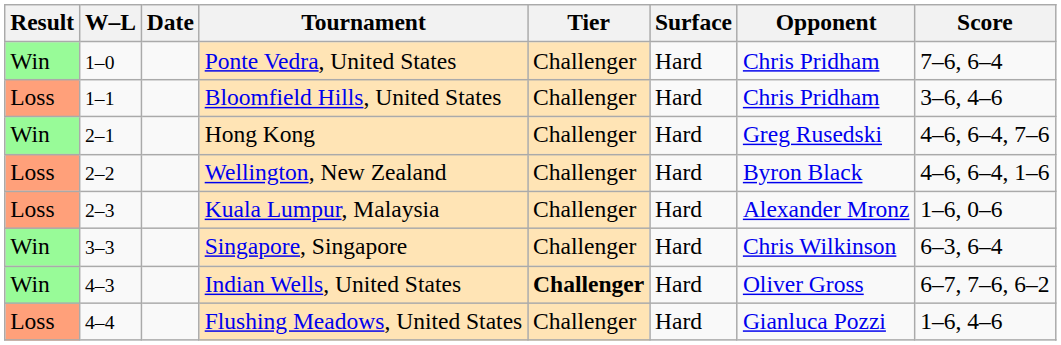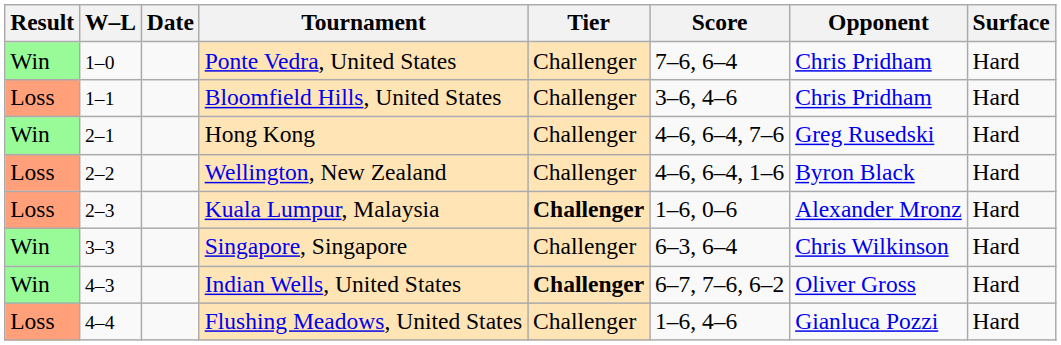columns swapped: (693, 23) <-> (985, 23)
(585, 209) normal -> (589, 209) bold
